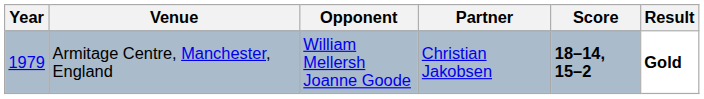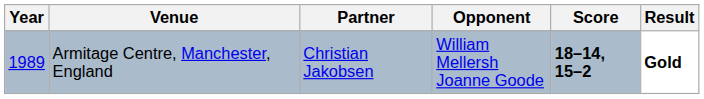columns swapped: (484, 18) <-> (359, 18)
(27, 62) 1979 -> (27, 62) 1989
